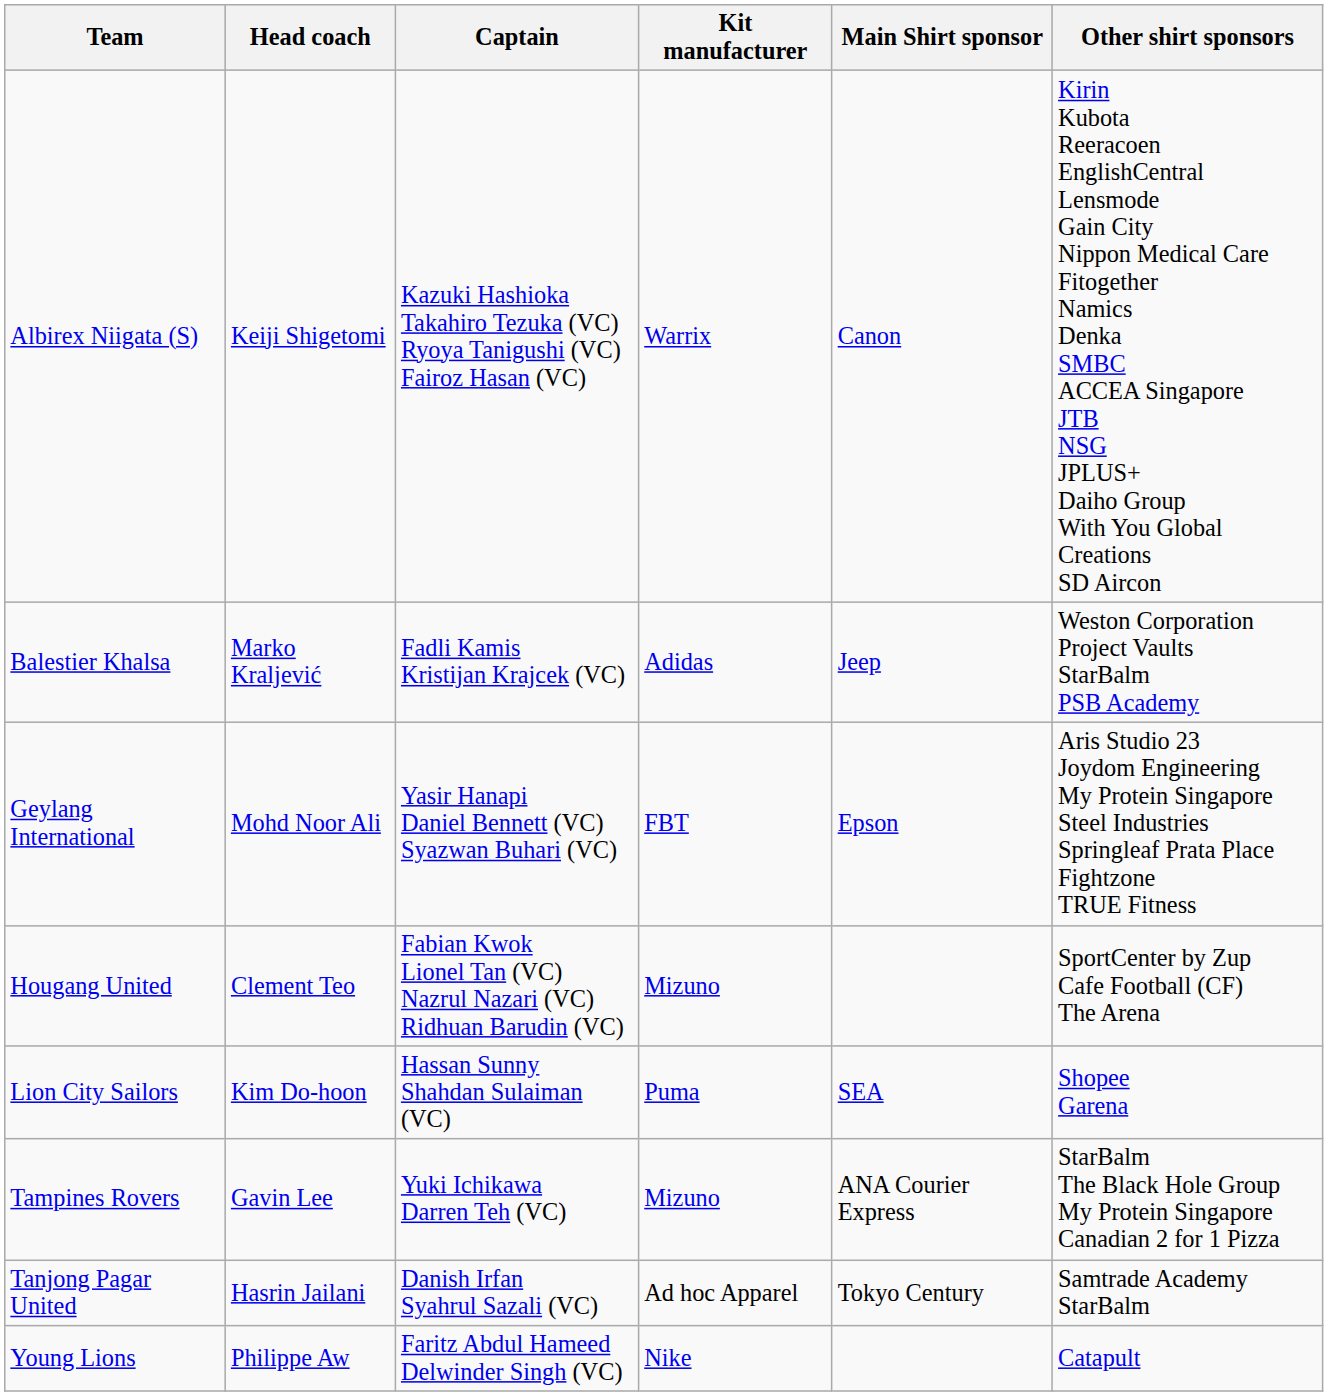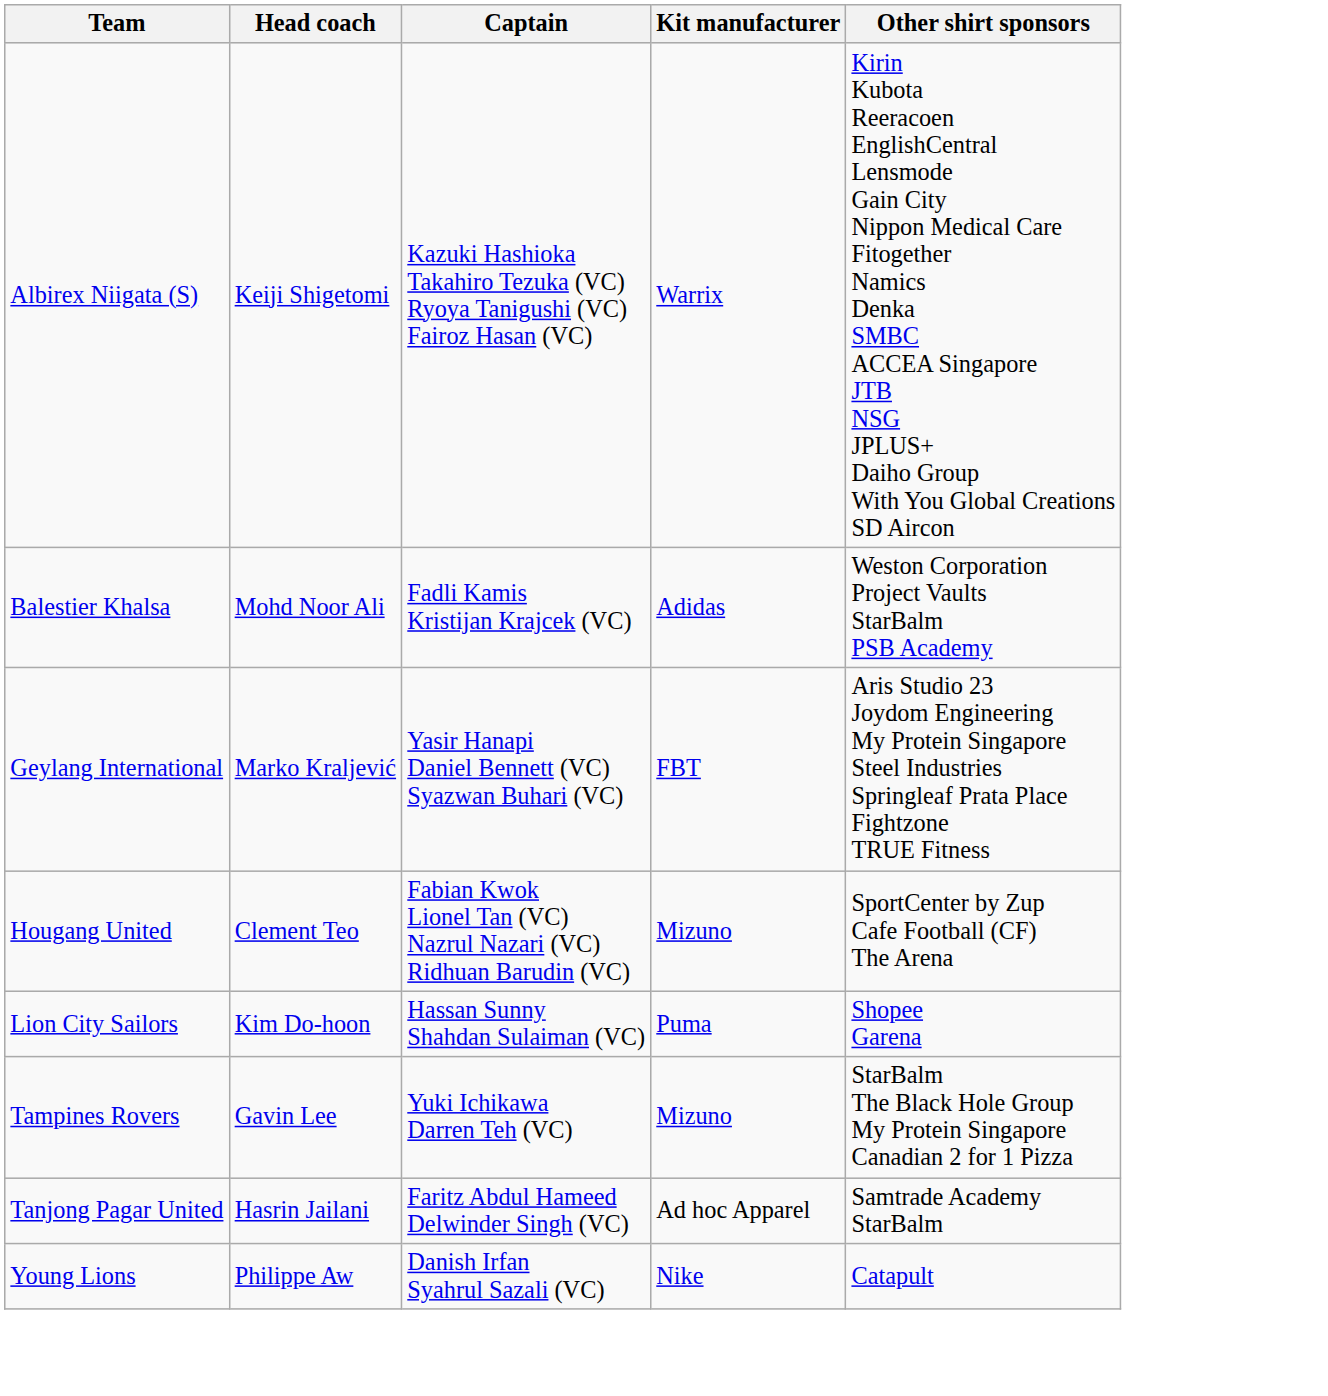- column: (942, 37)
(276, 661) Marko Kraljević -> (310, 607) Mohd Noor Ali
(306, 823) Mohd Noor Ali -> (315, 768) Marko Kraljević
(500, 1292) Danish Irfan Syahrul Sazali (VC) -> (518, 1210) Faritz Abdul Hameed Delwinder Singh (VC)
(512, 1358) Faritz Abdul Hameed Delwinder Singh (VC) -> (506, 1276) Danish Irfan Syahrul Sazali (VC)
